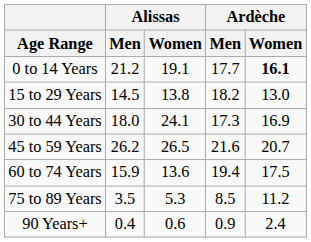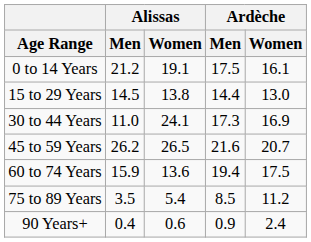(225, 69) 17.7 -> (225, 69) 17.5
(275, 69) bold -> (275, 69) normal
(225, 95) 18.2 -> (225, 95) 14.4
(125, 120) 18.0 -> (125, 120) 11.0
(175, 198) 5.3 -> (175, 198) 5.4
